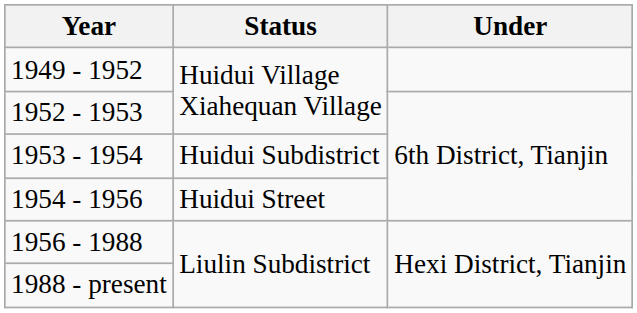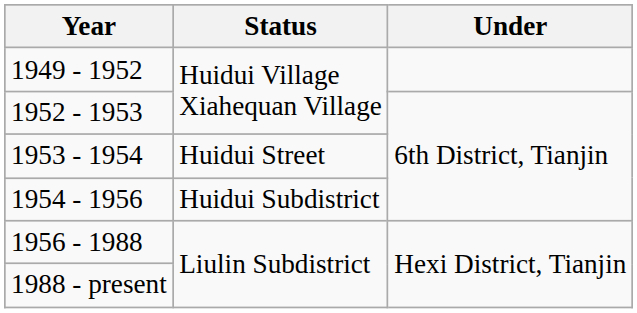(279, 155) Huidui Subdistrict -> (252, 155) Huidui Street
(252, 198) Huidui Street -> (279, 198) Huidui Subdistrict
